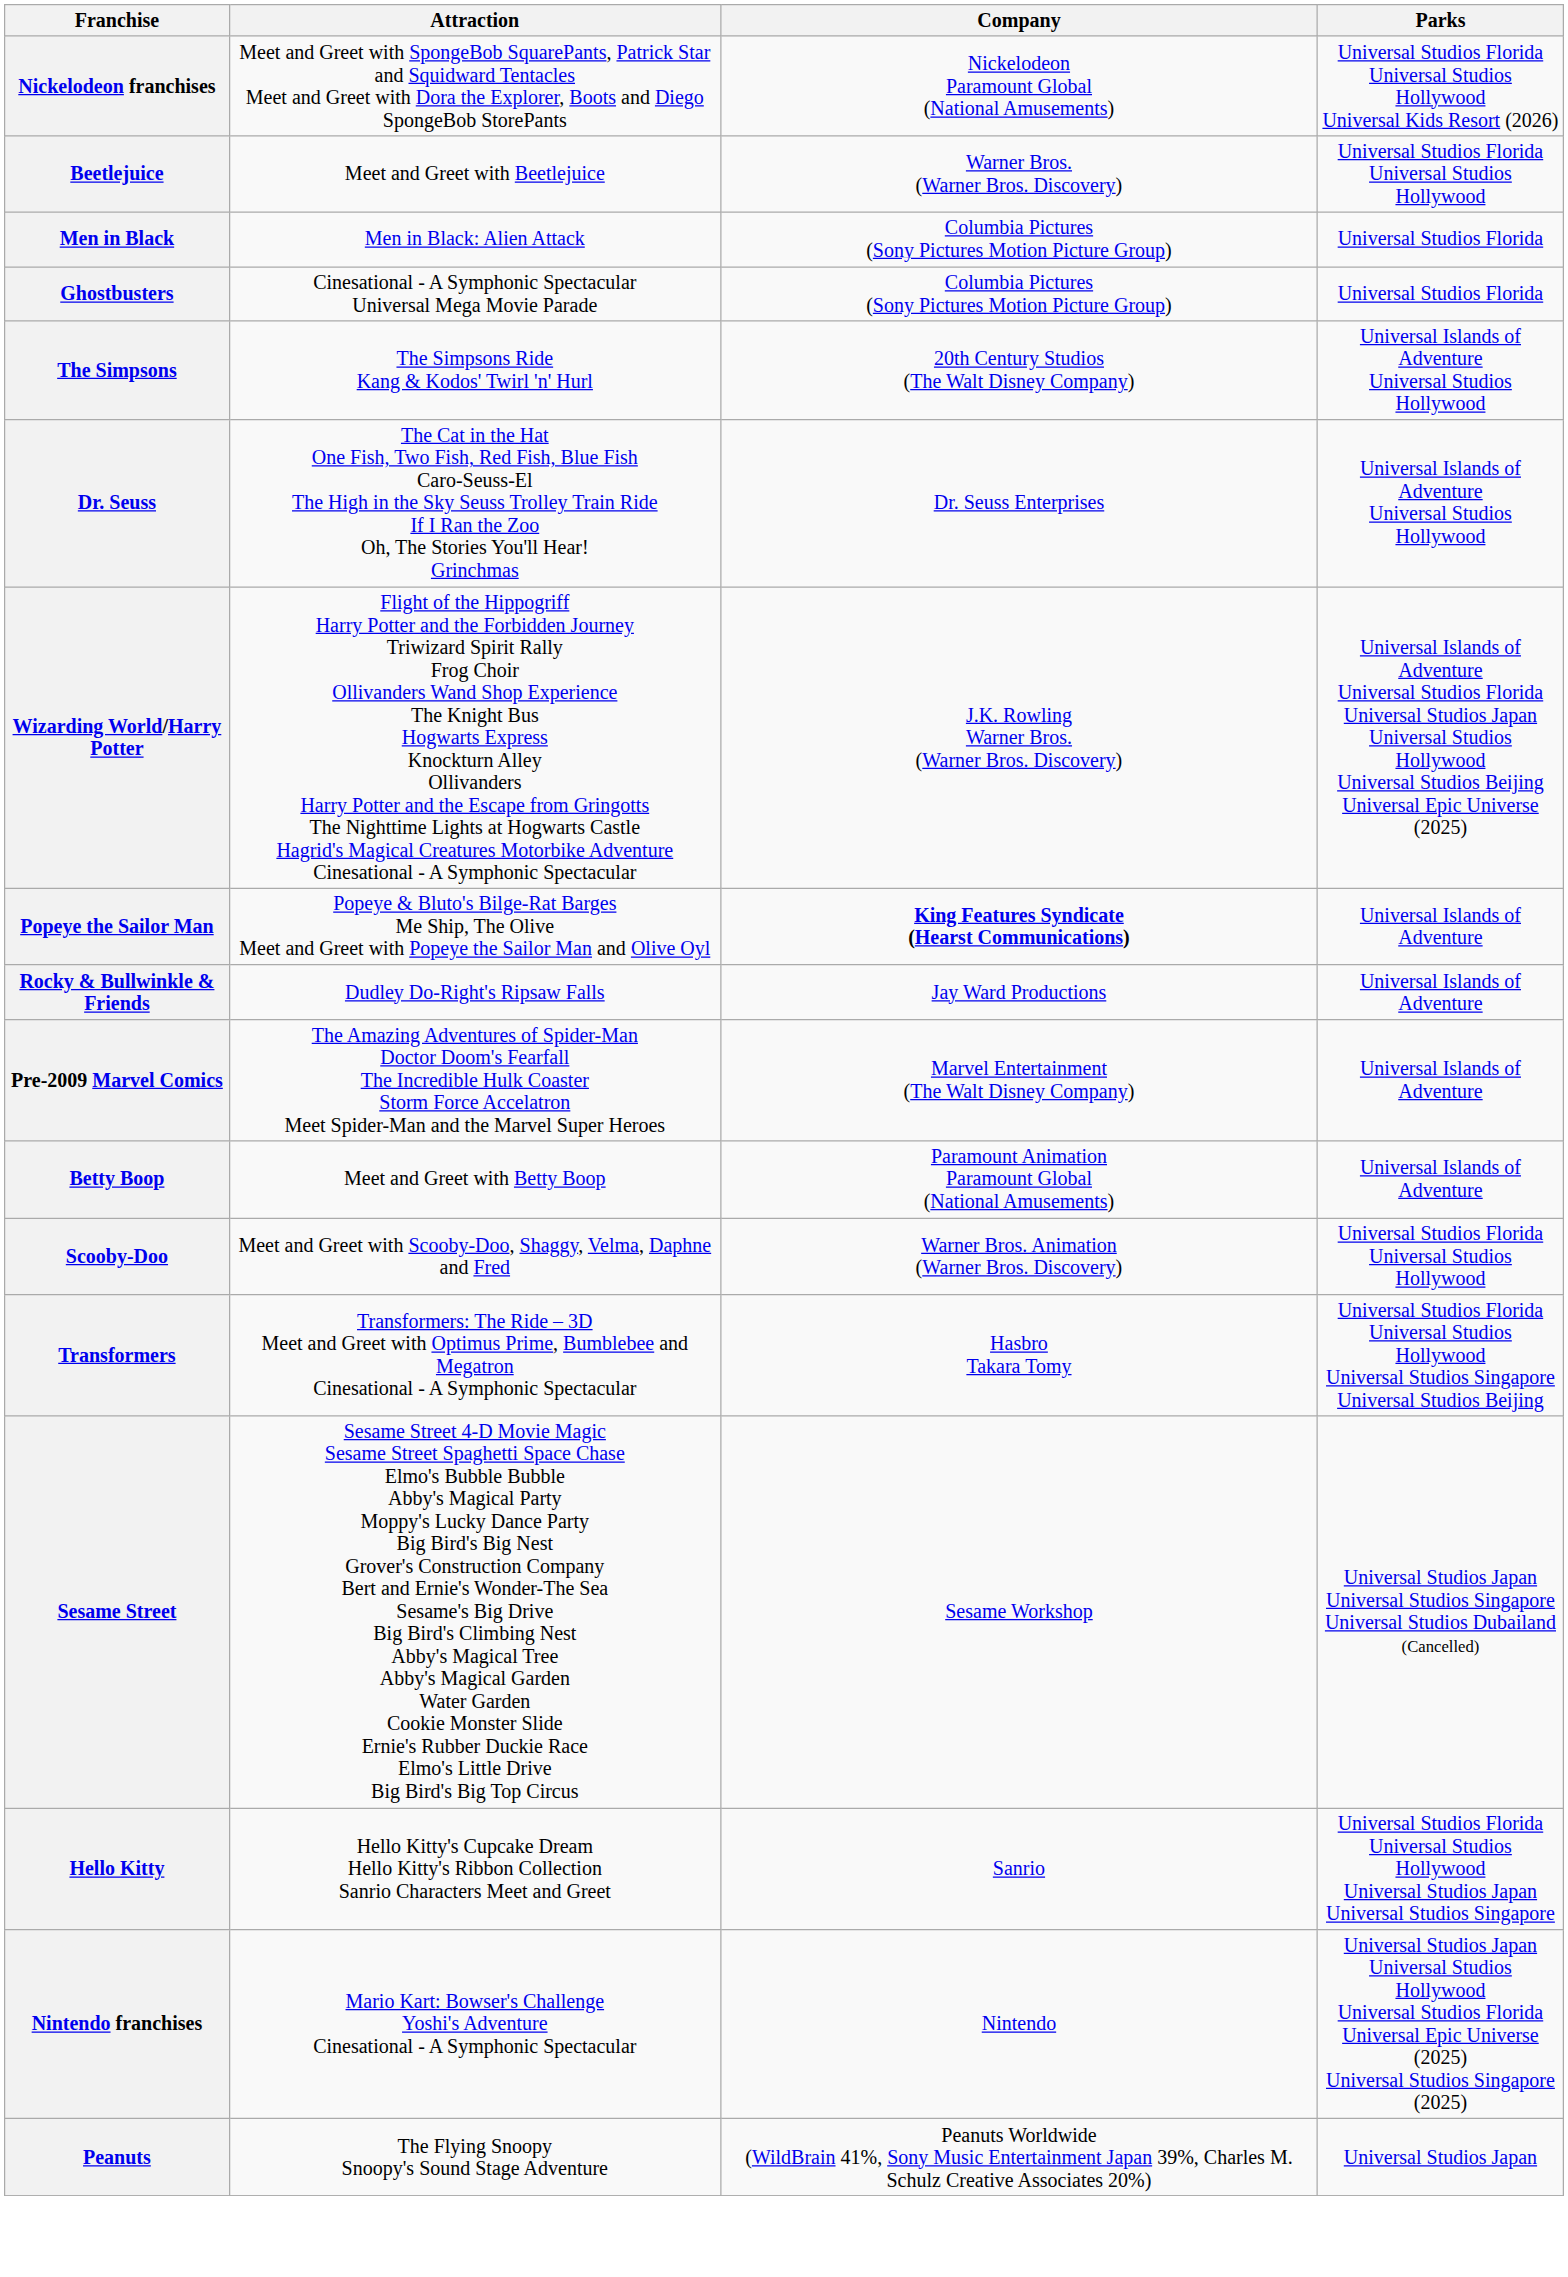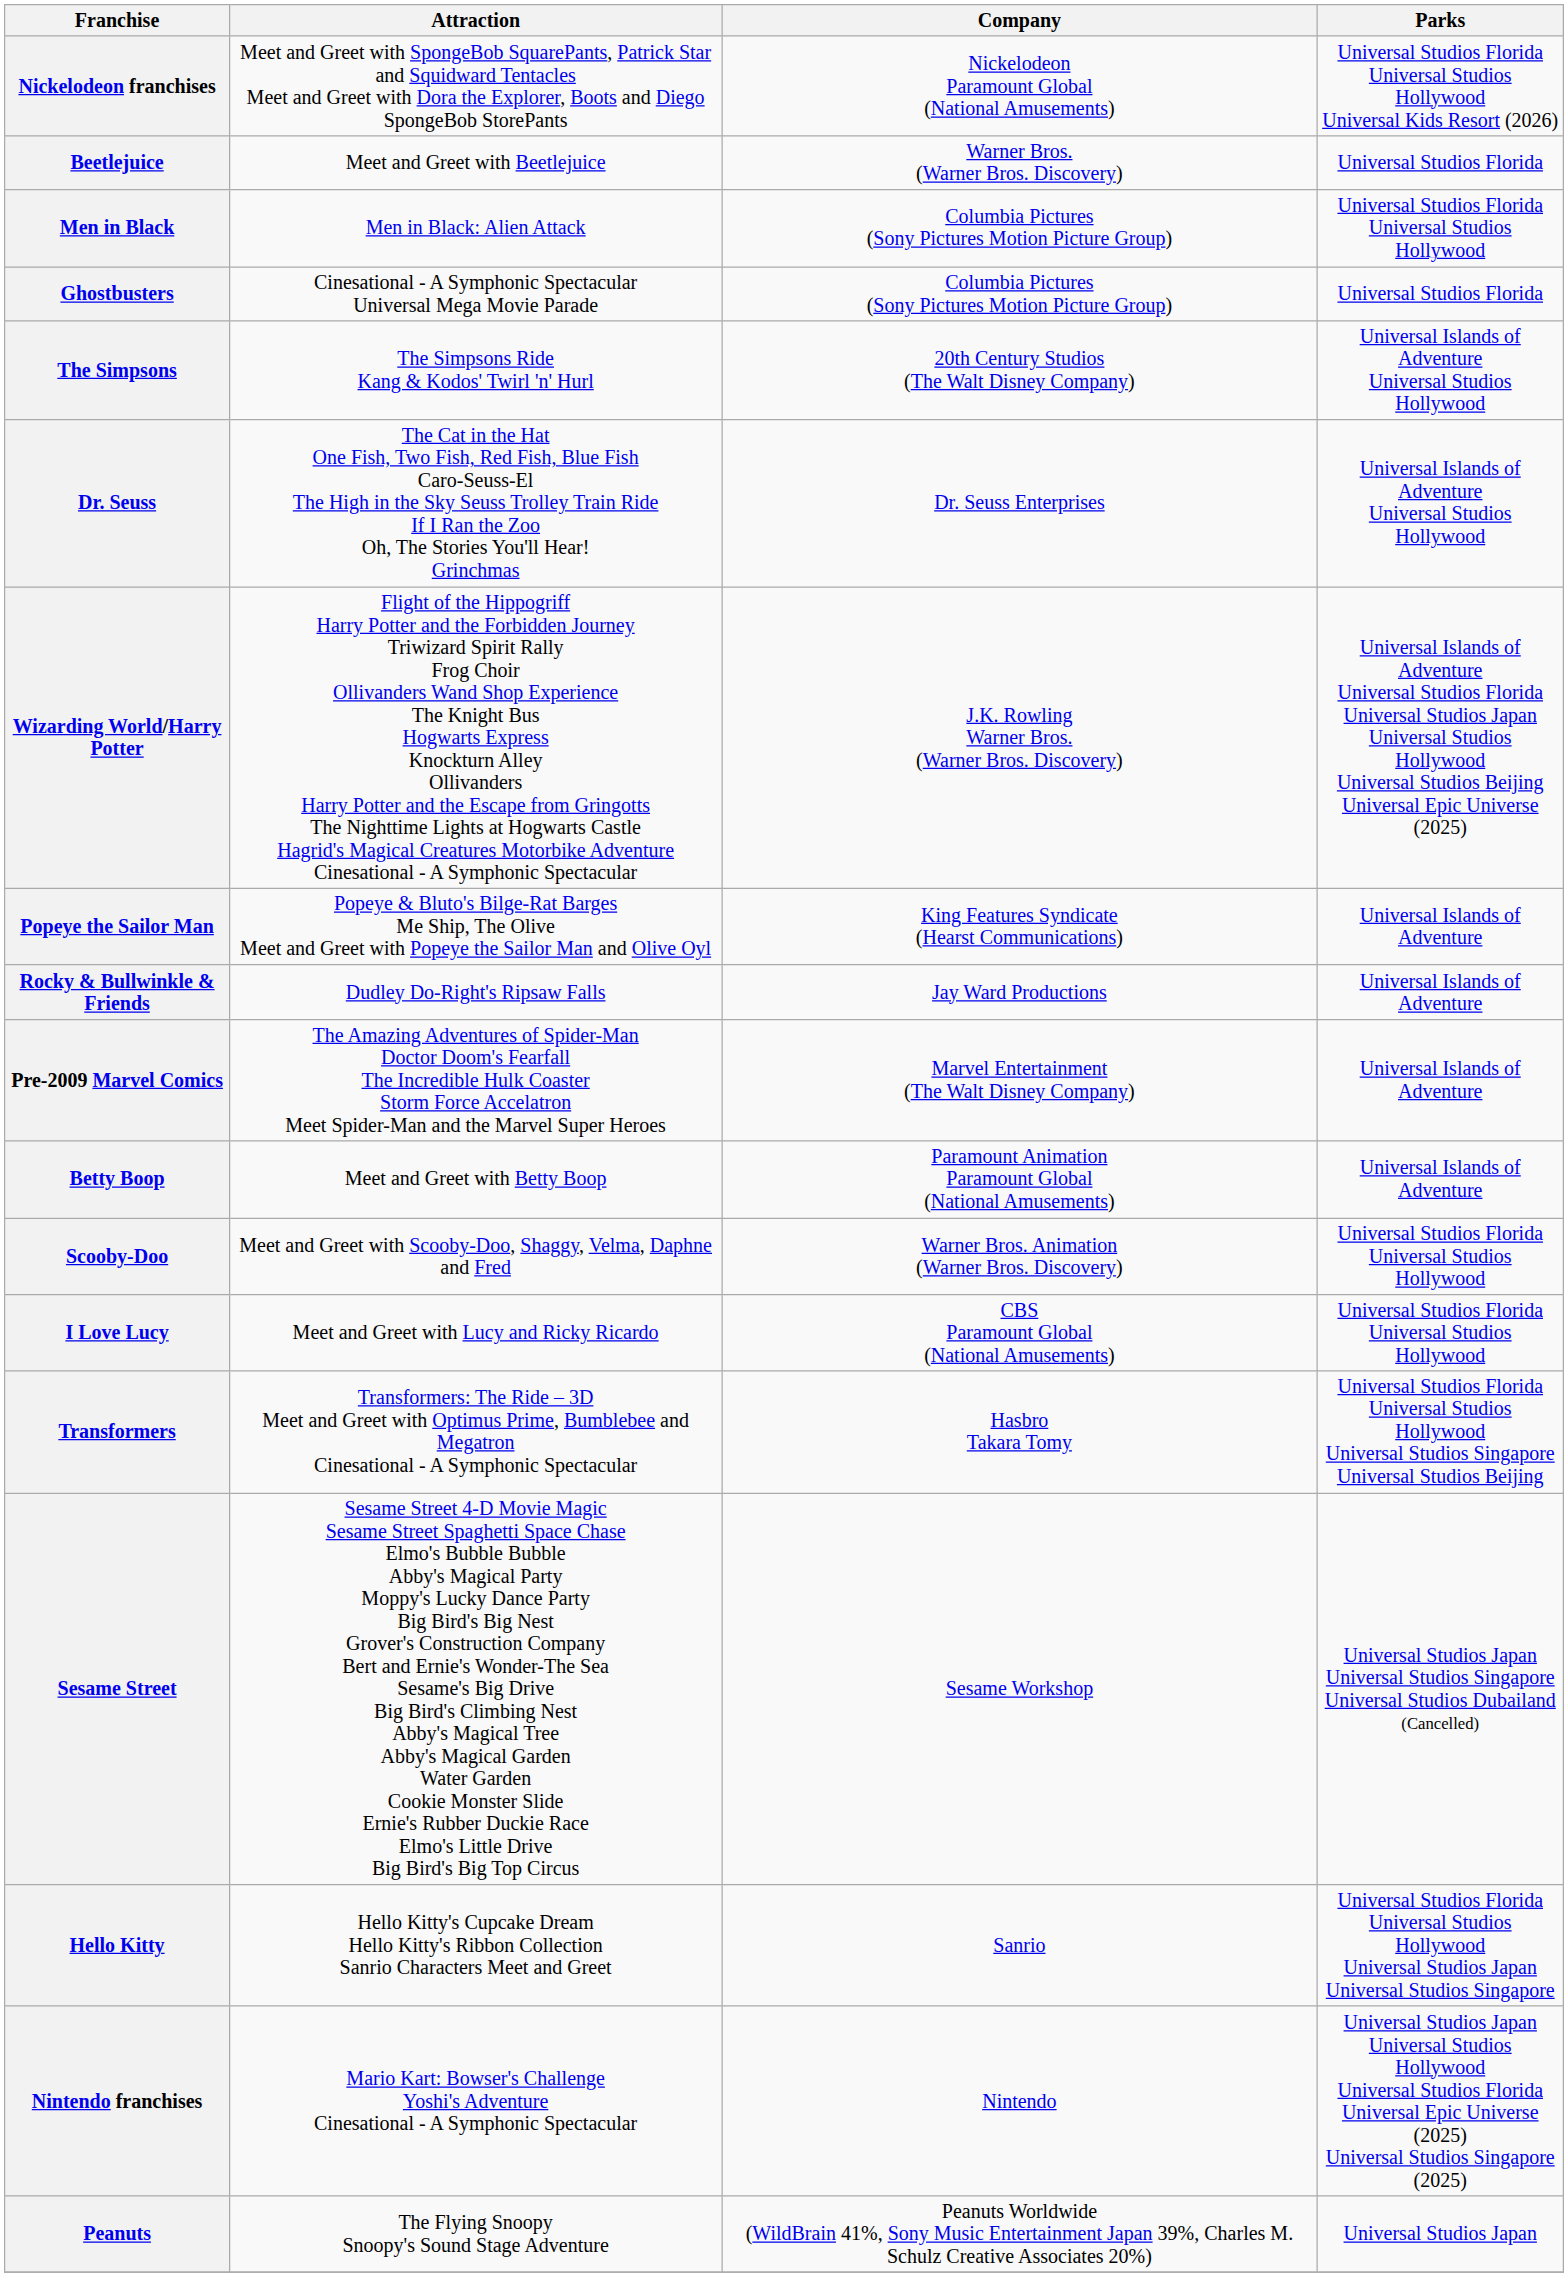(1440, 173) Universal Studios Florida Universal Studios Hollywood -> (1440, 162) Universal Studios Florida
(1440, 239) Universal Studios Florida -> (1440, 228) Universal Studios Florida Universal Studios Hollywood
(1019, 926) bold -> (1019, 926) normal
+ row: (117, 1332)
